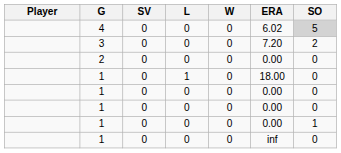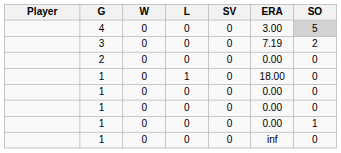columns swapped: (230, 12) <-> (144, 12)
(272, 28) 6.02 -> (272, 28) 3.00
(272, 44) 7.20 -> (272, 44) 7.19
